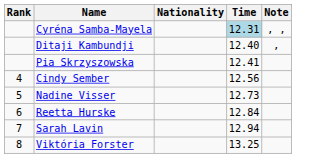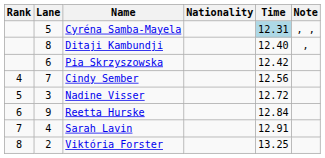+ column: (48, 13)
(244, 62) 12.41 -> (273, 62) 12.42
(244, 95) 12.73 -> (273, 95) 12.72
(244, 128) 12.94 -> (273, 128) 12.91
